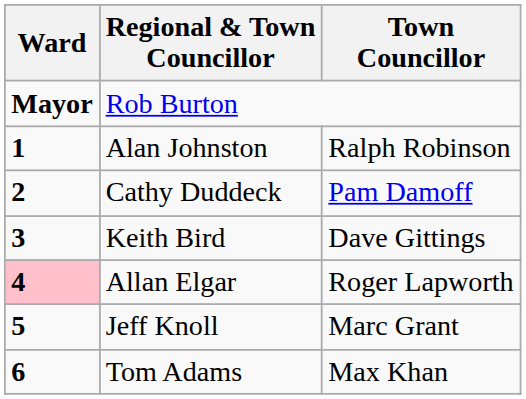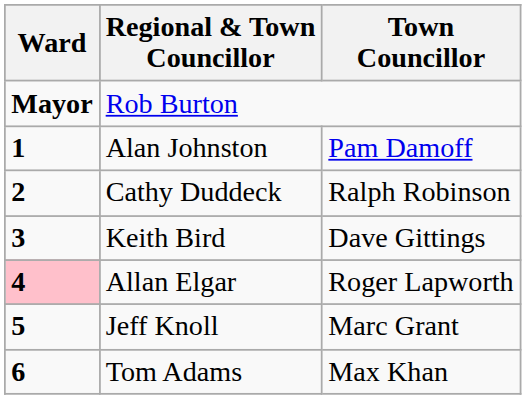(419, 147) Ralph Robinson -> (400, 147) Pam Damoff
(400, 192) Pam Damoff -> (419, 192) Ralph Robinson
